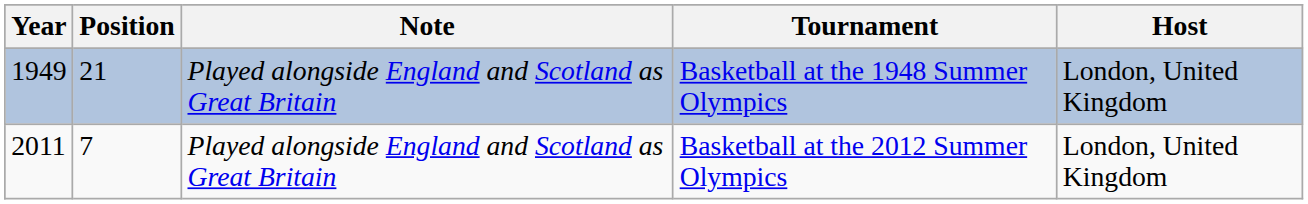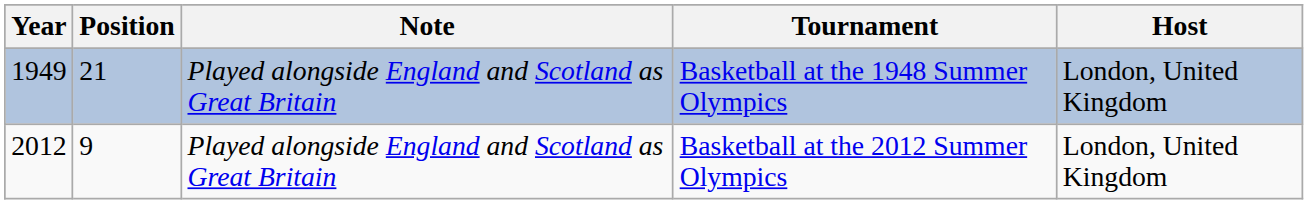(38, 145) 2011 -> (39, 145) 2012
(86, 145) 7 -> (86, 145) 9
